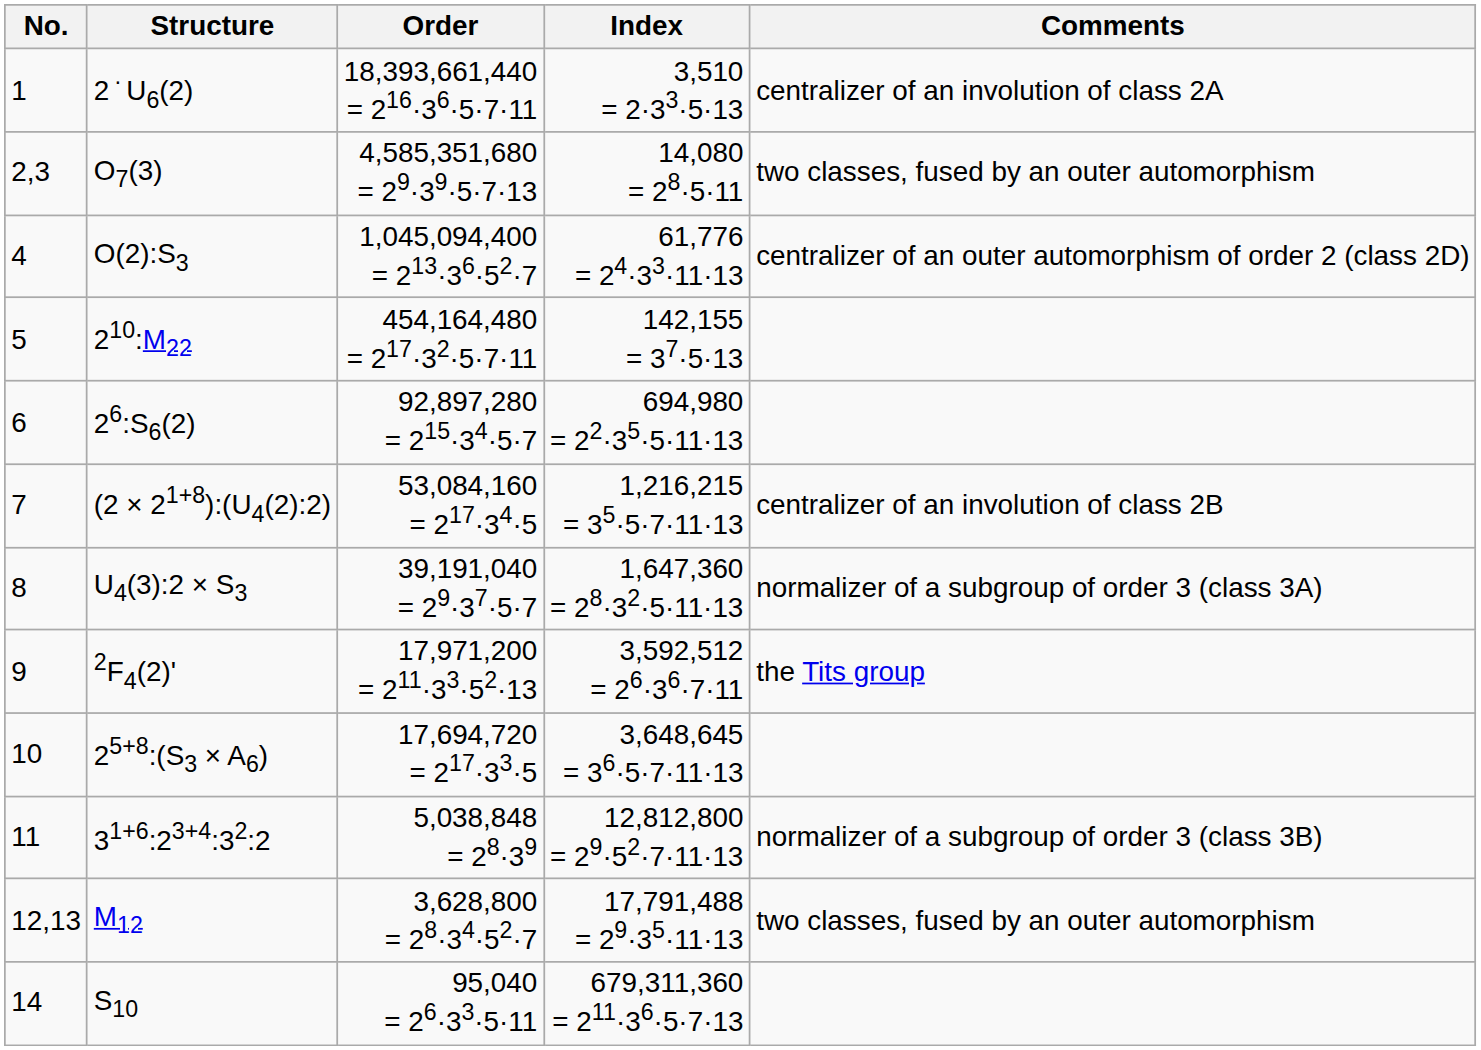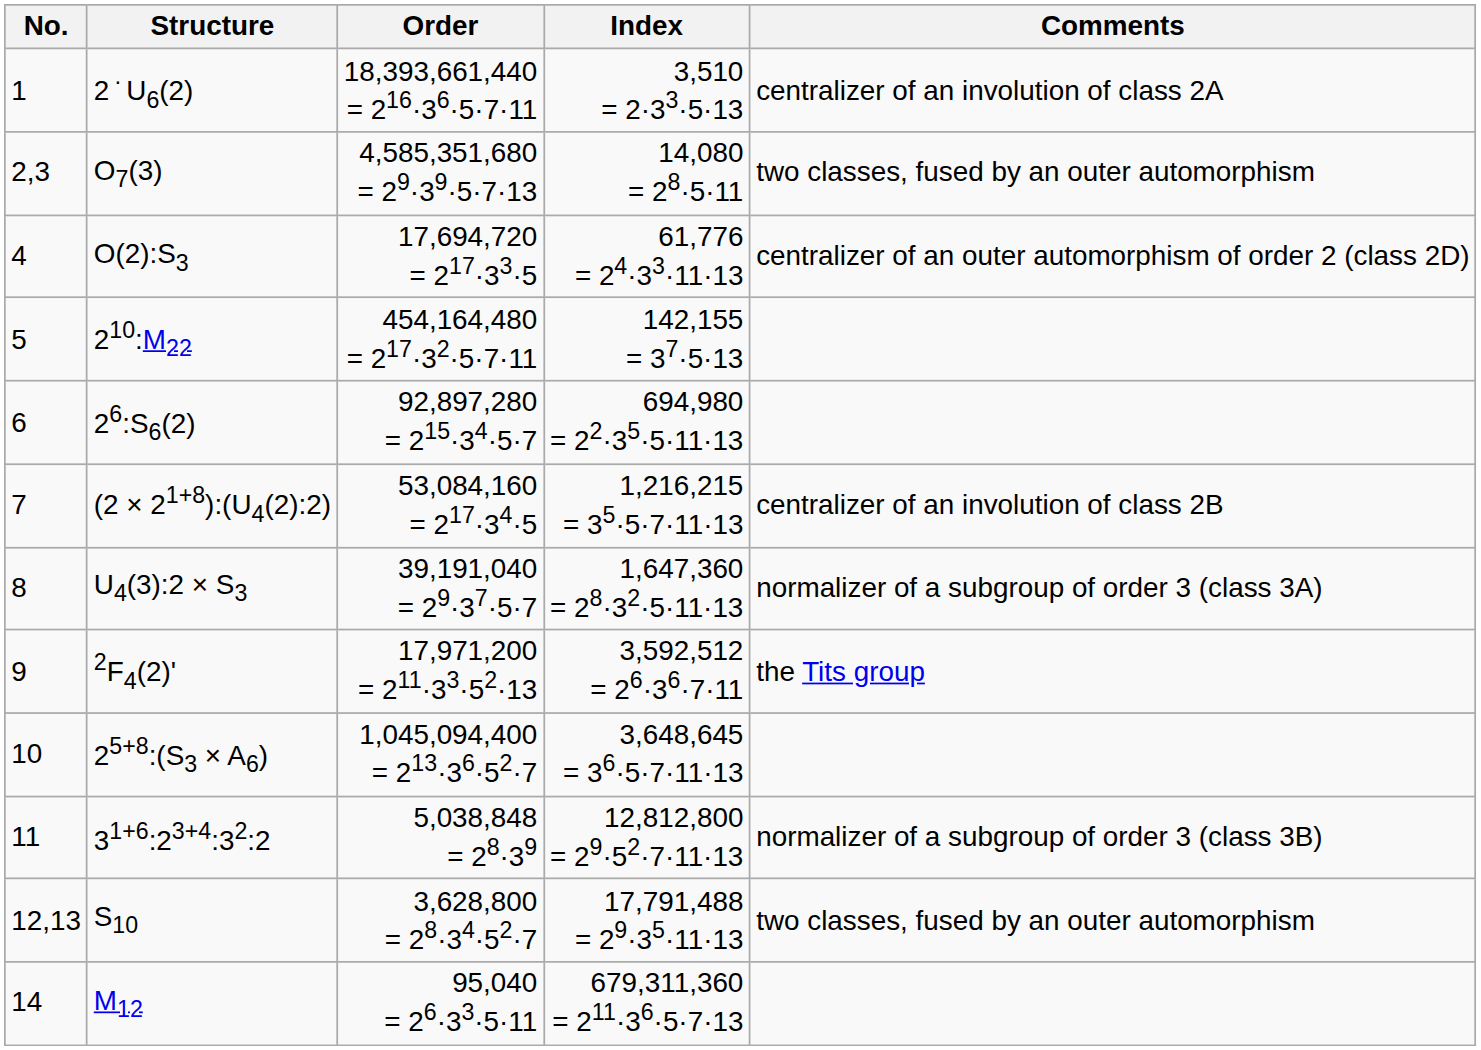(448, 256) 1,045,094,400 = 213·36·52·7 -> (468, 256) 17,694,720 = 217·33·5
(468, 754) 17,694,720 = 217·33·5 -> (448, 754) 1,045,094,400 = 213·36·52·7
(118, 921) M12 -> (116, 921) S10
(116, 1004) S10 -> (118, 1004) M12
